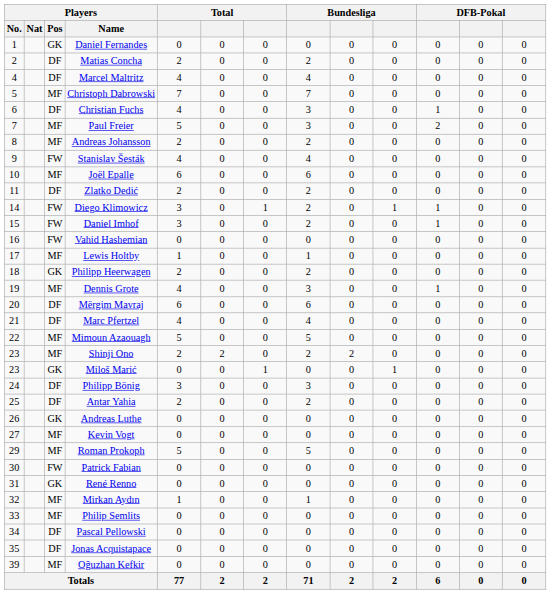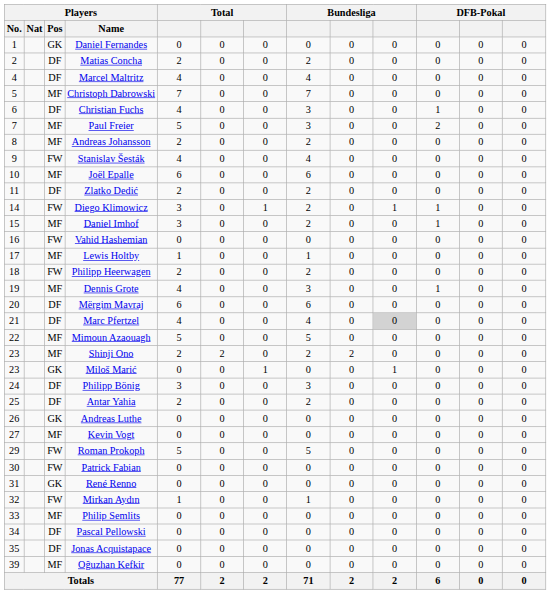(55, 223) FW -> (55, 223) MF
(55, 272) GK -> (55, 272) FW
(395, 321) no background -> (395, 321) lightgrey background
(55, 451) MF -> (55, 451) FW
(55, 499) MF -> (55, 499) FW
